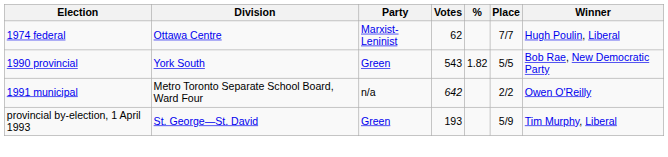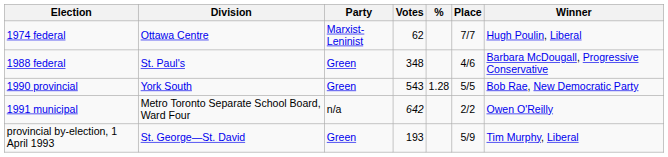+ row: (36, 64)
(477, 64) 1.82 -> (439, 86) 1.28
